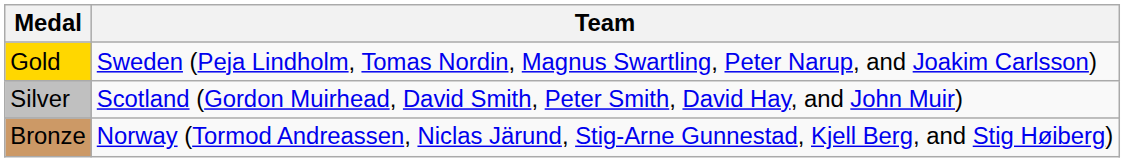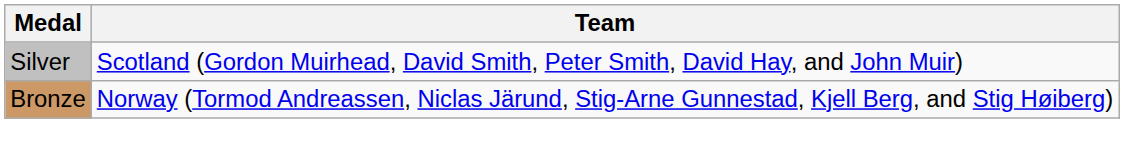- row: (35, 61)
